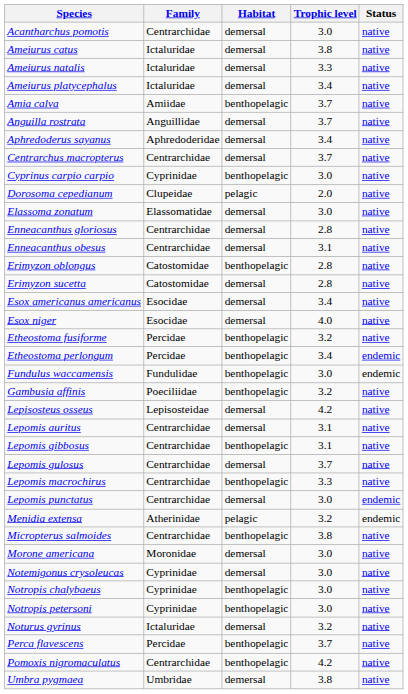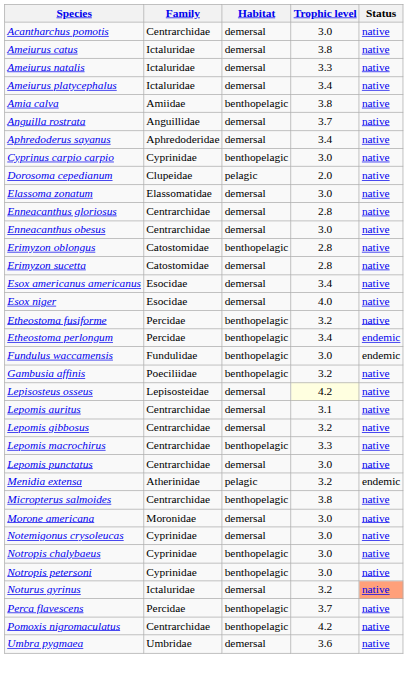(325, 103) 3.7 -> (325, 103) 3.8
- row: (65, 157)
(325, 247) 3.1 -> (325, 229) 3.0
(325, 409) no background -> (325, 391) lightyellow background
(257, 445) benthopelagic -> (245, 427) demersal
(325, 445) 3.1 -> (325, 427) 3.2
- row: (45, 463)
(381, 499) endemic -> (376, 463) native
(376, 626) no background -> (376, 590) lightsalmon background
(325, 680) 3.8 -> (325, 644) 3.6
